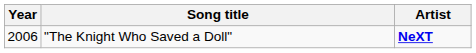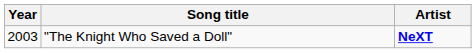(23, 36) 2006 -> (23, 36) 2003
